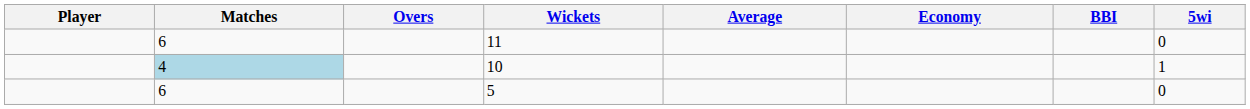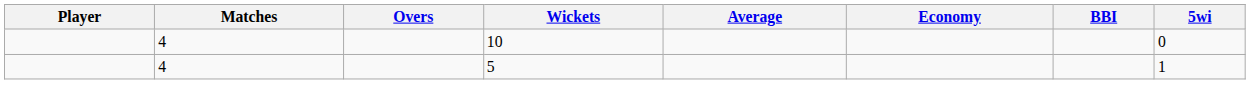- row: (494, 41)
(162, 66) lightblue background -> (162, 41) no background
(1162, 66) 1 -> (1162, 41) 0
(162, 91) 6 -> (162, 66) 4
(1162, 91) 0 -> (1162, 66) 1
